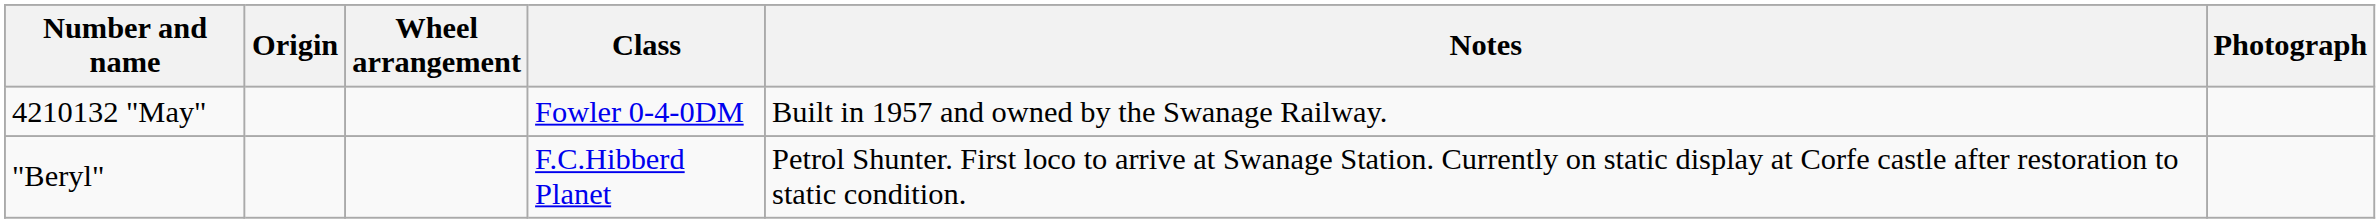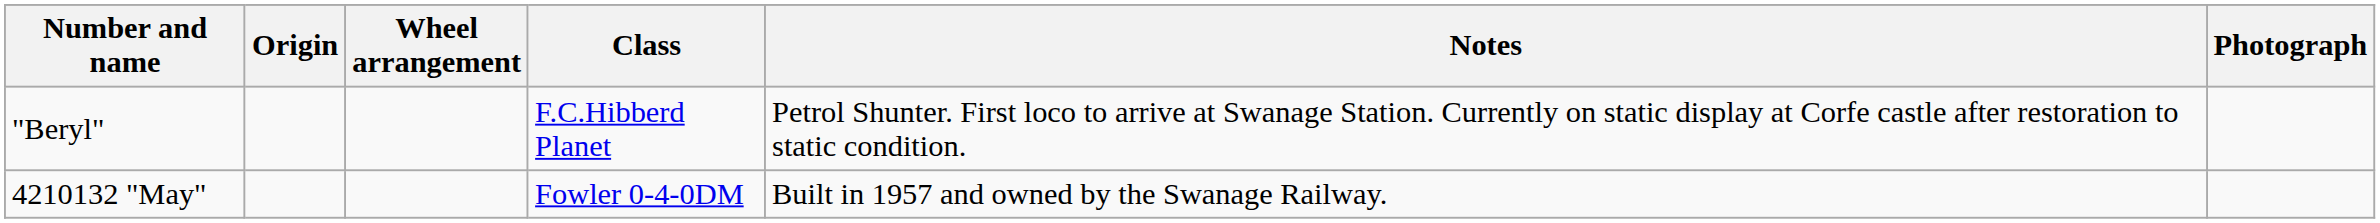rows swapped: (109, 111) <-> (58, 176)
